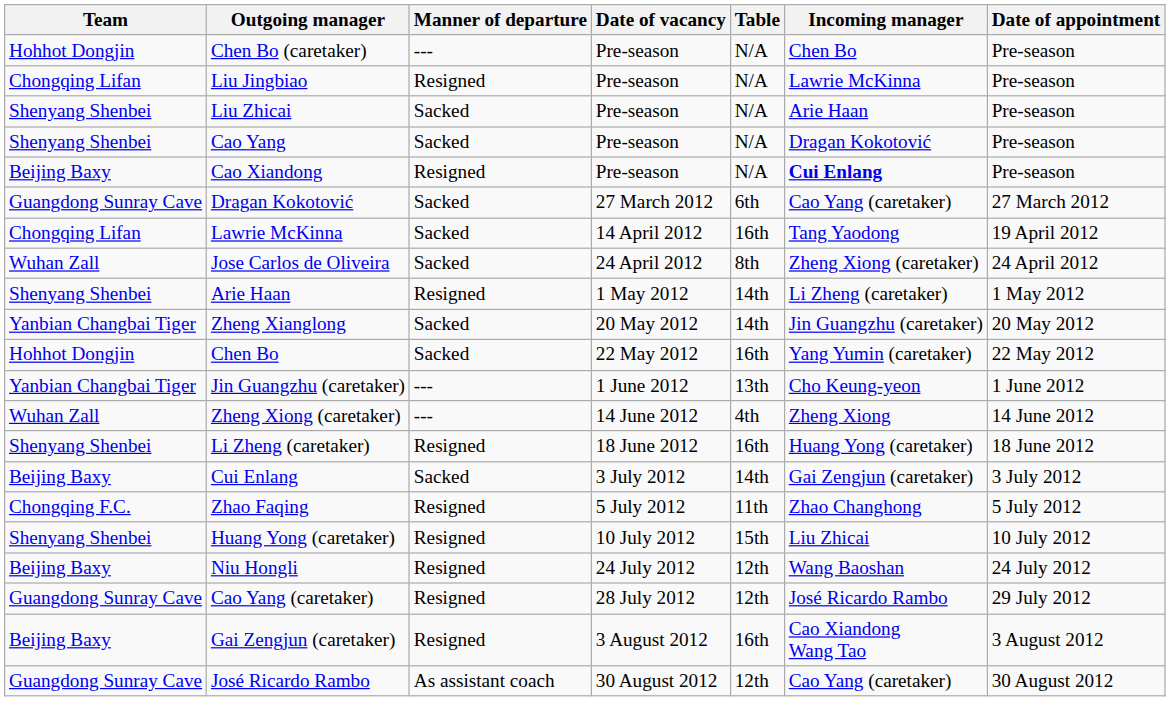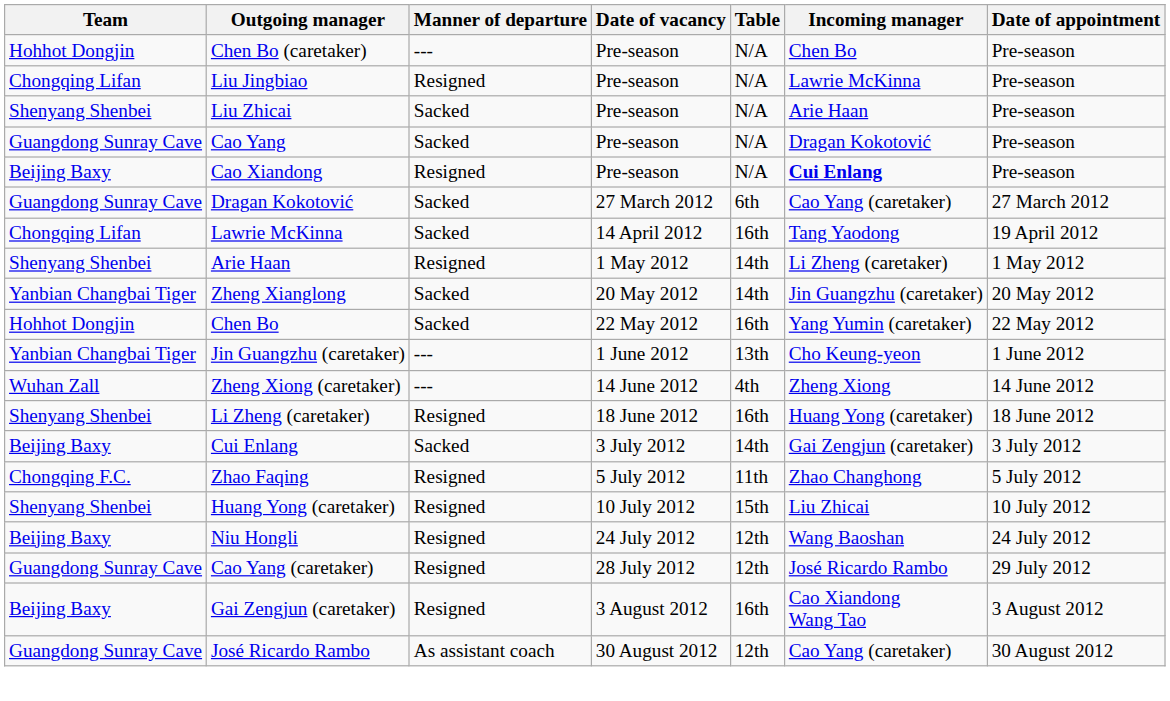(80, 141) Shenyang Shenbei -> (106, 141) Guangdong Sunray Cave
- row: (300, 263)
